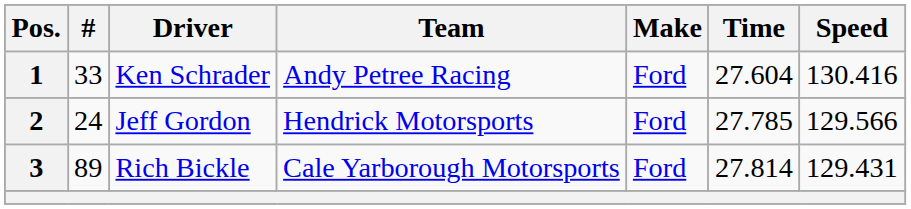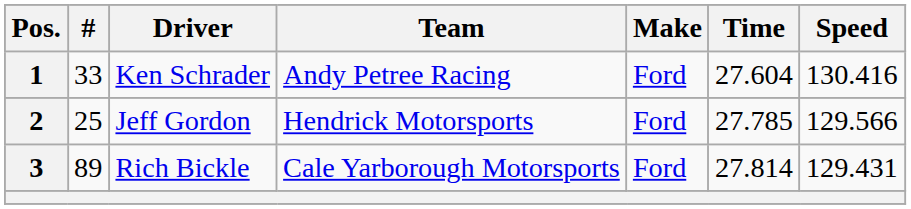(88, 121) 24 -> (88, 121) 25
